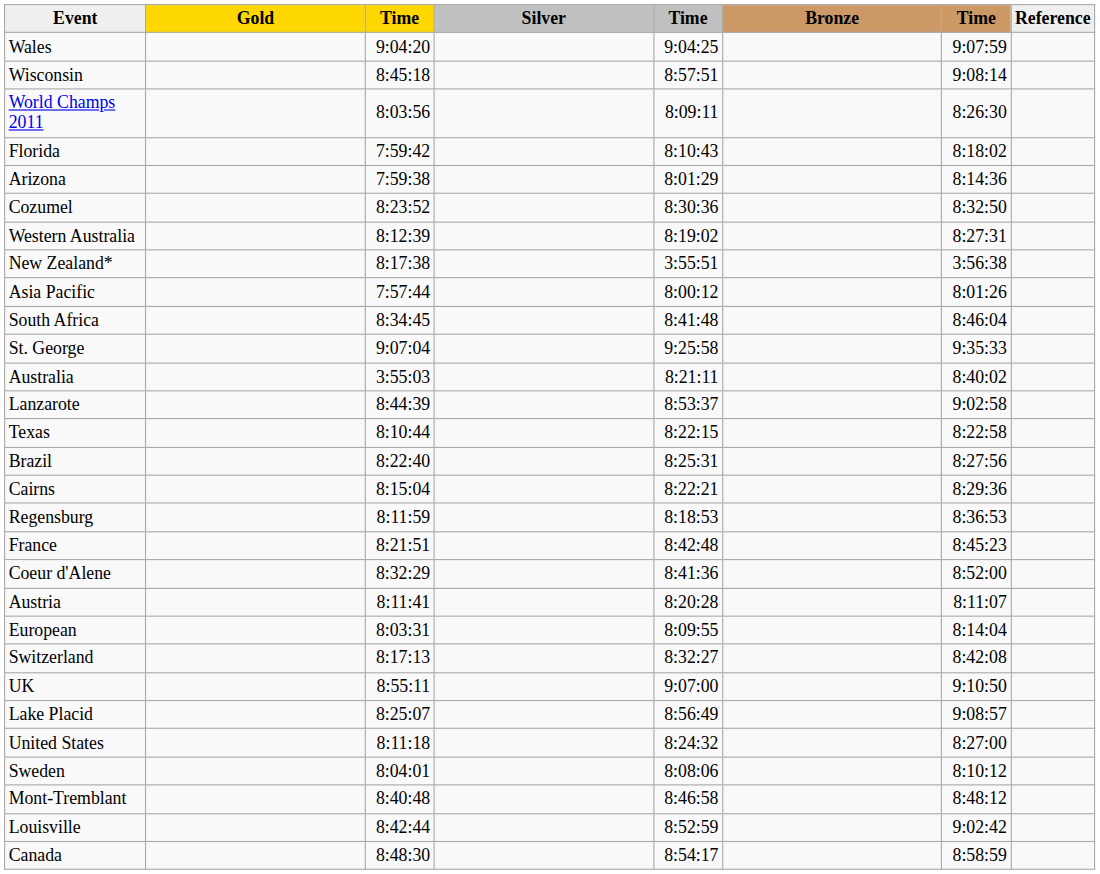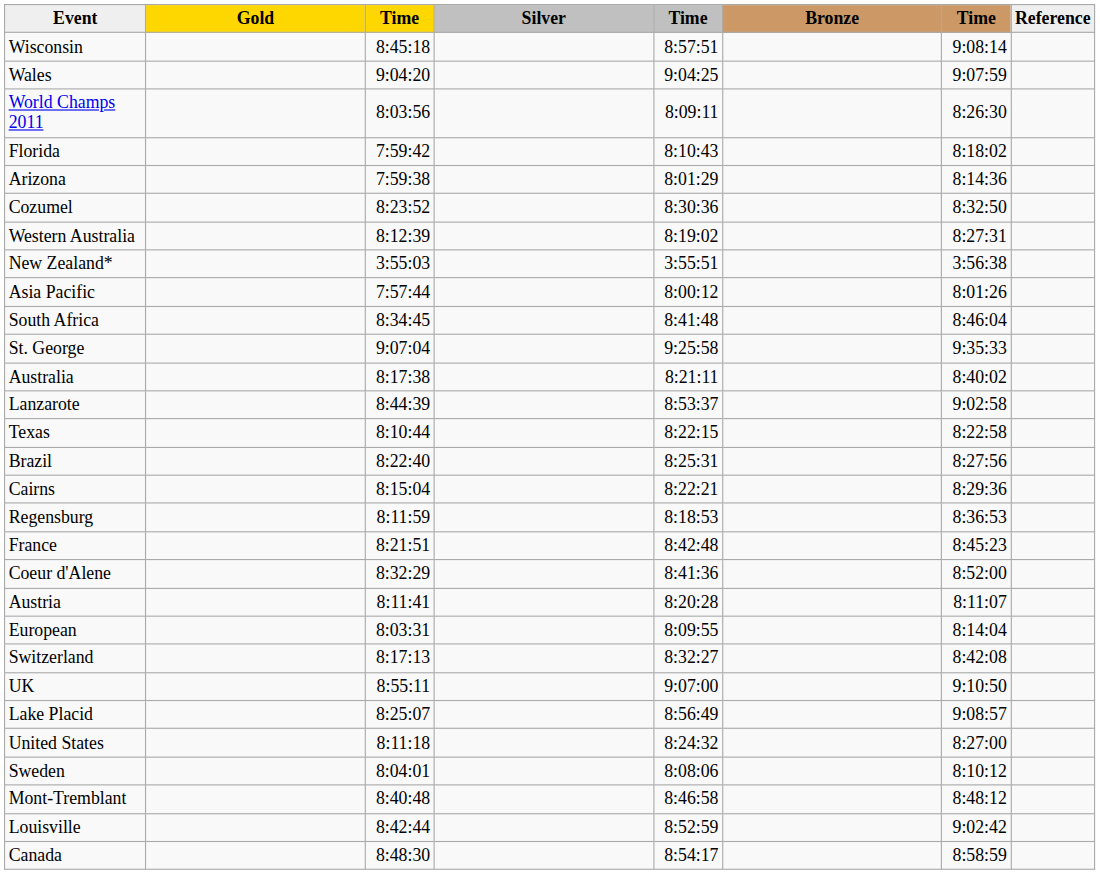rows swapped: (30, 46) <-> (46, 74)
(403, 263) 8:17:38 -> (403, 263) 3:55:03
(403, 376) 3:55:03 -> (403, 376) 8:17:38
